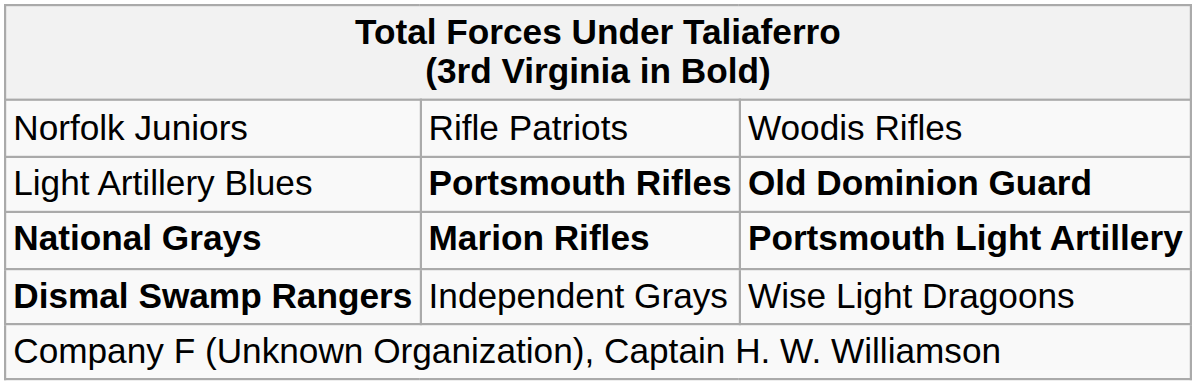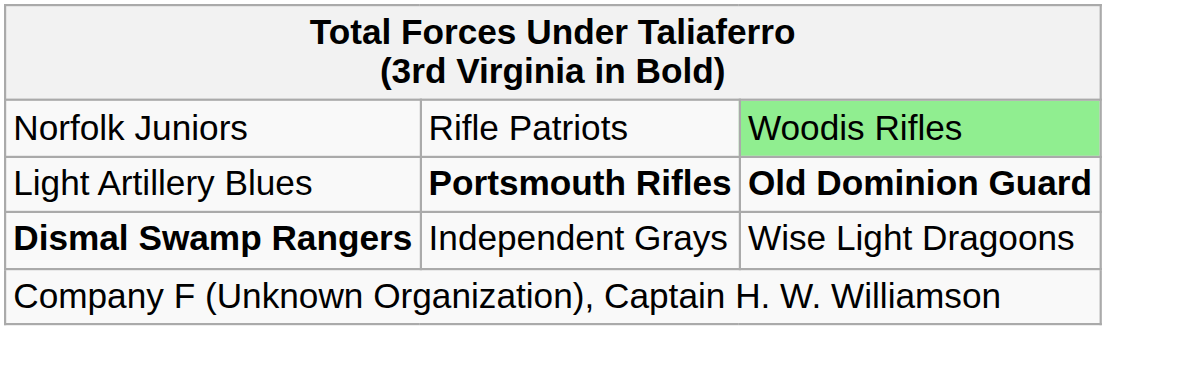(855, 127) no background -> (855, 127) lightgreen background
- row: (137, 239)
